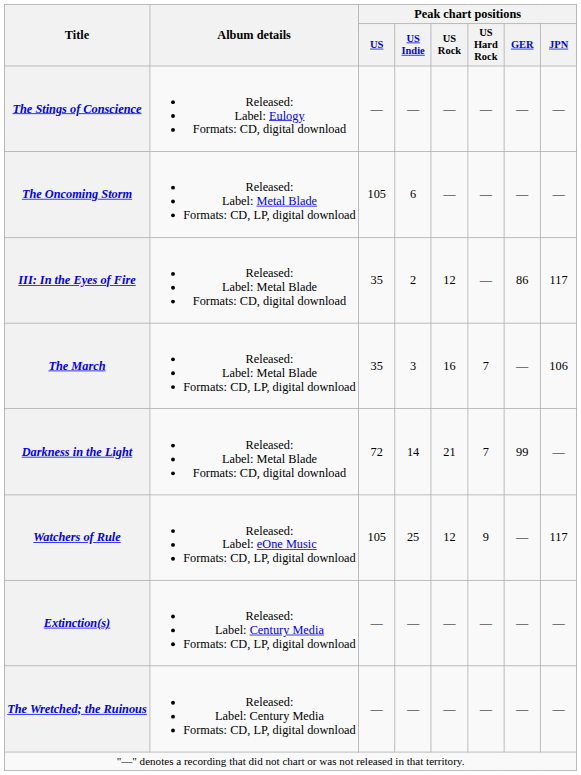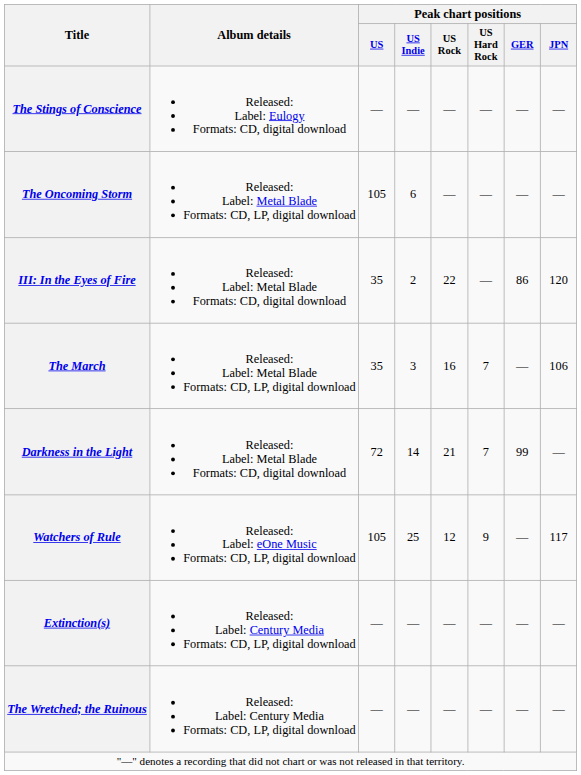(449, 280) 12 -> (449, 280) 22
(559, 280) 117 -> (559, 280) 120
